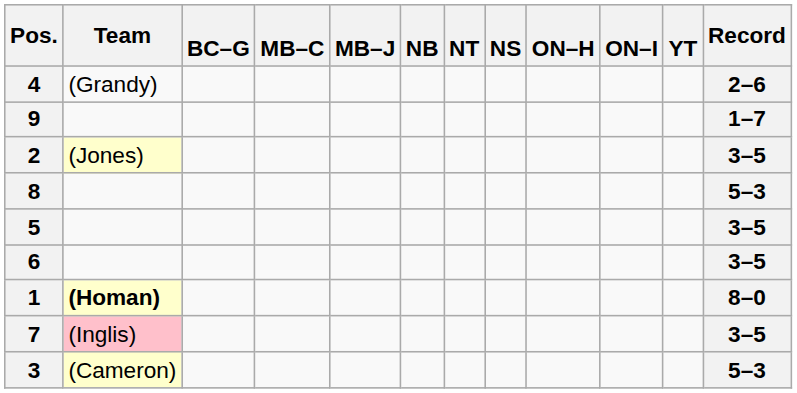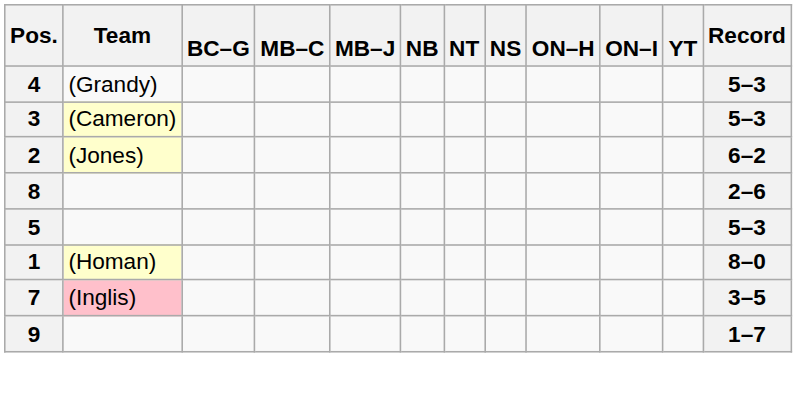(747, 84) 2–6 -> (747, 84) 5–3
rows swapped: (34, 370) <-> (34, 120)
(747, 155) 3–5 -> (747, 155) 6–2
(747, 191) 5–3 -> (747, 191) 2–6
(747, 227) 3–5 -> (747, 227) 5–3
- row: (34, 262)
(114, 298) bold -> (112, 262) normal
